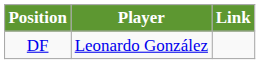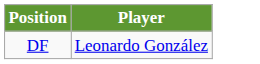- column: (233, 17)
